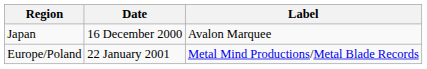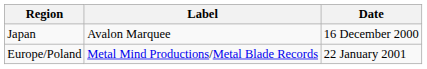columns swapped: (135, 14) <-> (303, 14)
